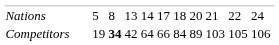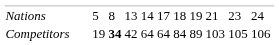(196, 16) 20 -> (196, 16) 19
(235, 16) 22 -> (235, 16) 23
(163, 34) 66 -> (163, 34) 64
